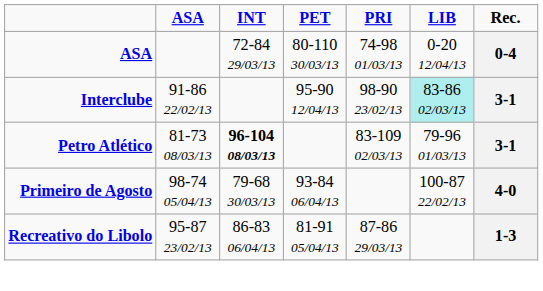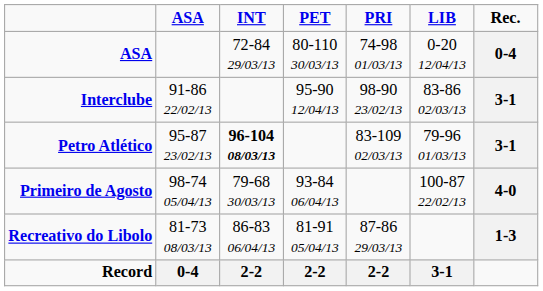(442, 99) paleturquoise background -> (442, 99) no background
(188, 145) 81-73 08/03/13 -> (188, 145) 95-87 23/02/13
(188, 236) 95-87 23/02/13 -> (188, 236) 81-73 08/03/13
+ row: (127, 272)
